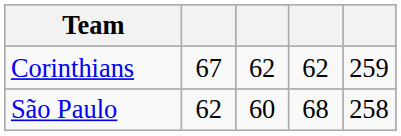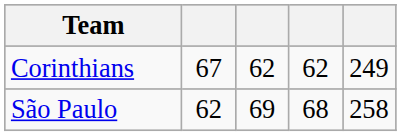(369, 67) 259 -> (369, 67) 249
(262, 109) 60 -> (262, 109) 69
